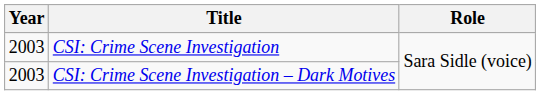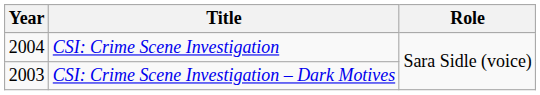(27, 47) 2003 -> (27, 47) 2004
